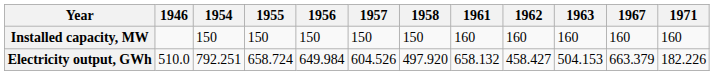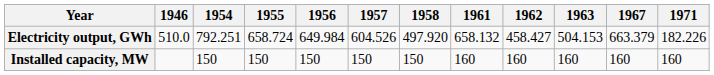rows swapped: (80, 37) <-> (80, 59)
